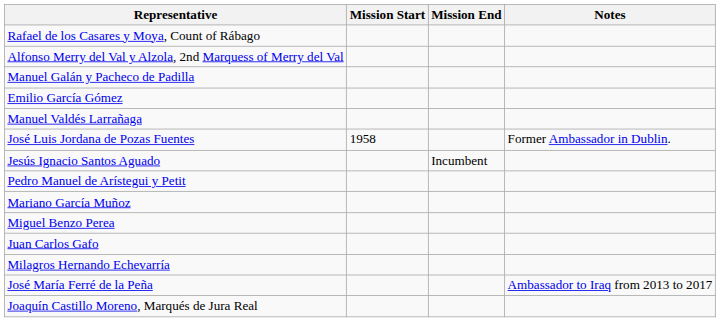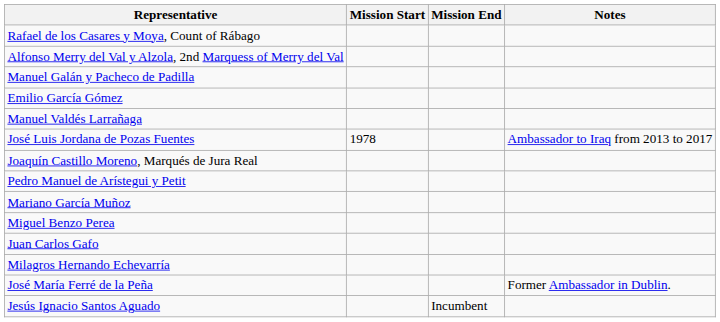(363, 139) 1958 -> (363, 139) 1978
(589, 139) Former Ambassador in Dublin. -> (610, 139) Ambassador to Iraq from 2013 to 2017
rows swapped: (133, 306) <-> (84, 160)
(610, 285) Ambassador to Iraq from 2013 to 2017 -> (589, 285) Former Ambassador in Dublin.
